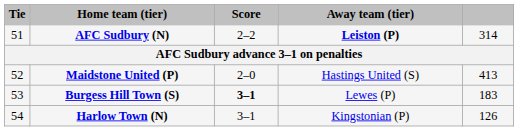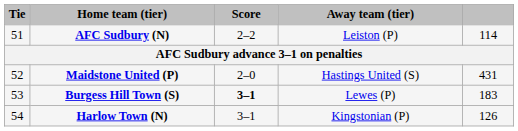(370, 35) bold -> (370, 35) normal
(488, 35) 314 -> (488, 35) 114
(488, 75) 413 -> (488, 75) 431
